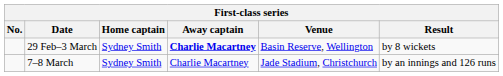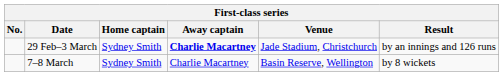(317, 46) Basin Reserve, Wellington -> (319, 46) Jade Stadium, Christchurch
(409, 46) by 8 wickets -> (439, 46) by an innings and 126 runs
(319, 63) Jade Stadium, Christchurch -> (317, 63) Basin Reserve, Wellington
(439, 63) by an innings and 126 runs -> (409, 63) by 8 wickets
